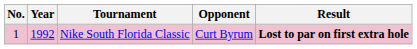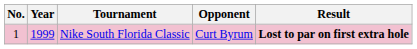(42, 34) 1992 -> (42, 34) 1999
